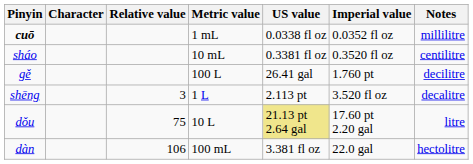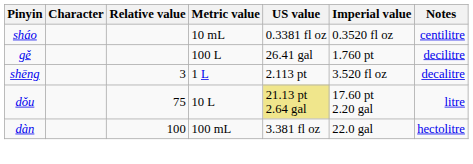- row: (25, 34)
(176, 149) 106 -> (176, 128) 100
